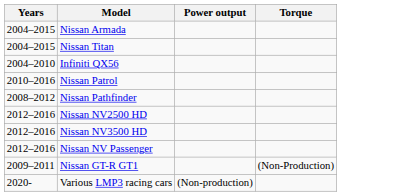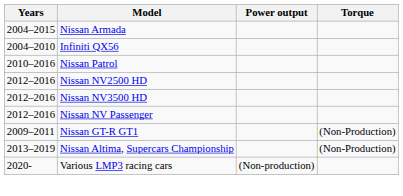- row: (87, 47)
- row: (98, 98)
+ row: (147, 149)
